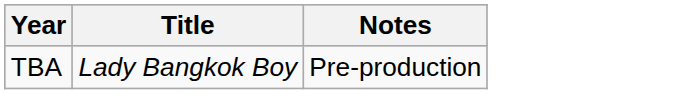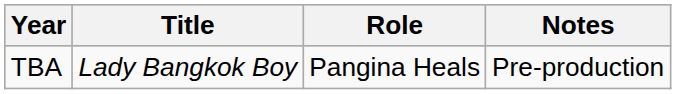+ column: (395, 25)
